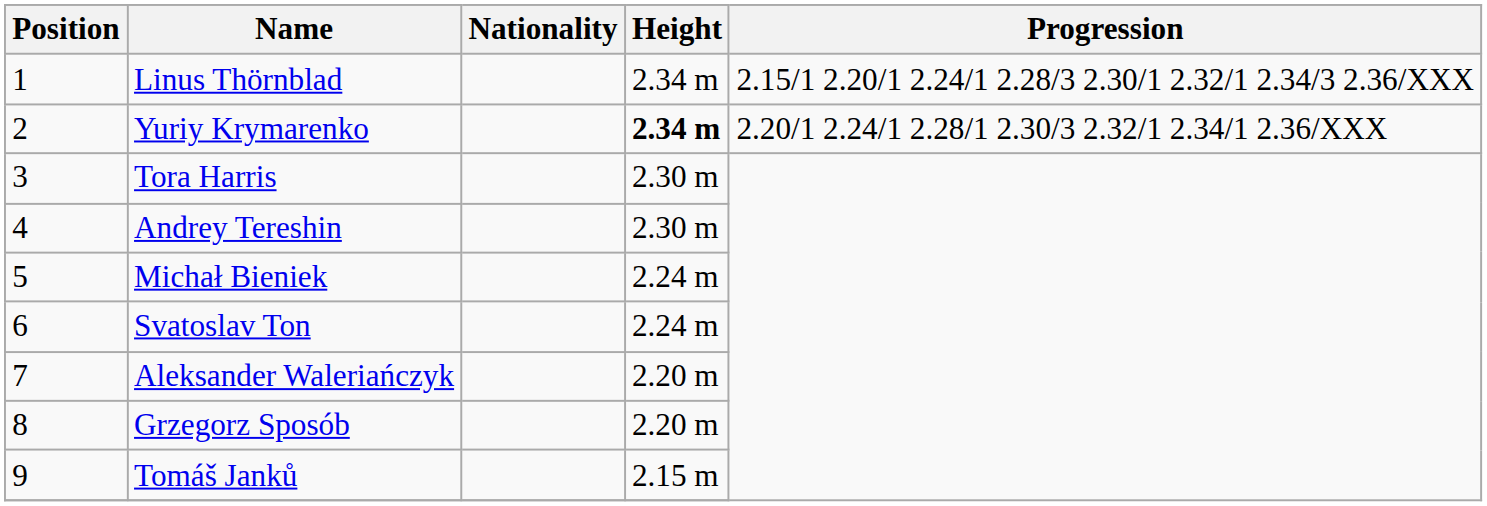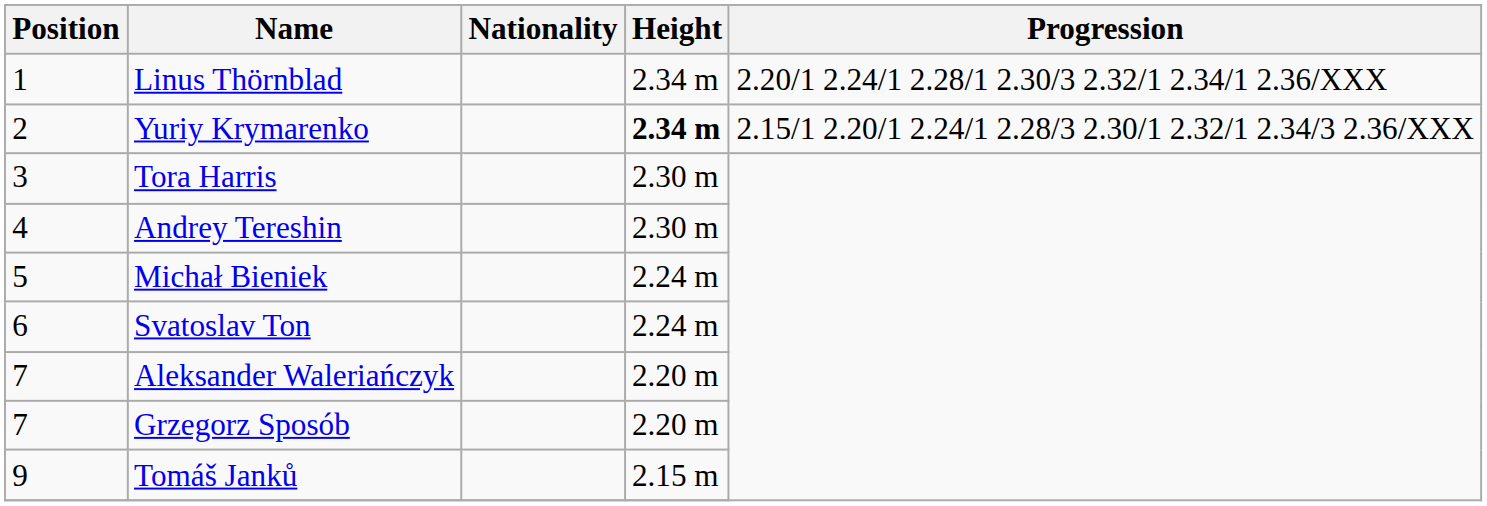(1105, 78) 2.15/1 2.20/1 2.24/1 2.28/3 2.30/1 2.32/1 2.34/3 2.36/XXX -> (1062, 78) 2.20/1 2.24/1 2.28/1 2.30/3 2.32/1 2.34/1 2.36/XXX
(1062, 128) 2.20/1 2.24/1 2.28/1 2.30/3 2.32/1 2.34/1 2.36/XXX -> (1105, 128) 2.15/1 2.20/1 2.24/1 2.28/3 2.30/1 2.32/1 2.34/3 2.36/XXX
(20, 425) 8 -> (20, 425) 7
